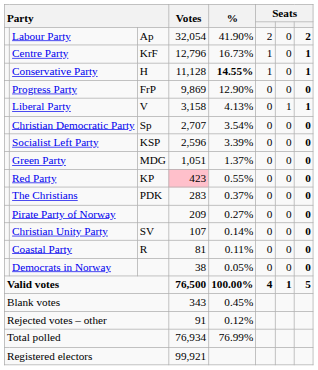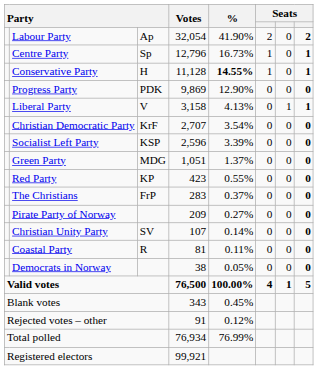(149, 54) KrF -> (146, 54) Sp
(148, 89) FrP -> (151, 89) PDK
(146, 125) Sp -> (149, 125) KrF
(198, 178) pink background -> (198, 178) no background
(151, 196) PDK -> (148, 196) FrP
